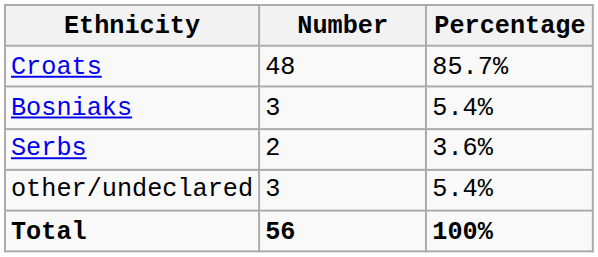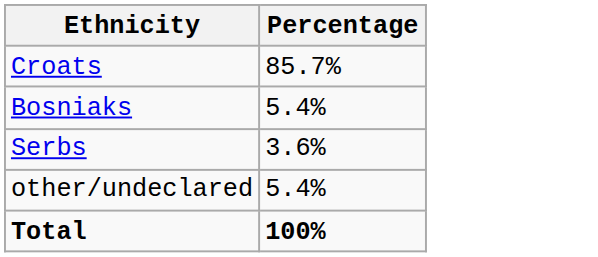- column: (343, 26)
